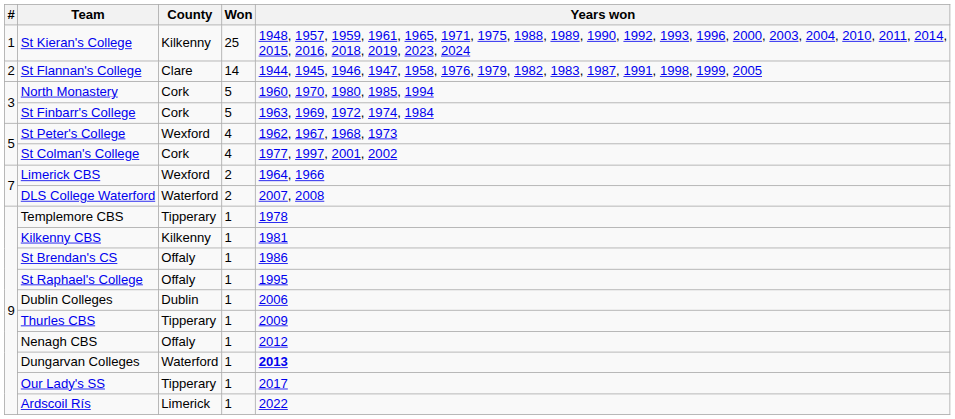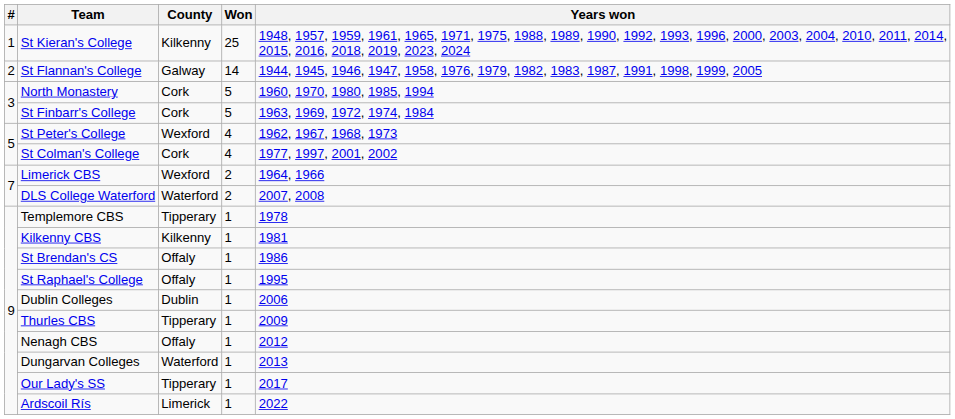(177, 71) Clare -> (183, 71) Galway
(273, 362) bold -> (273, 362) normal
